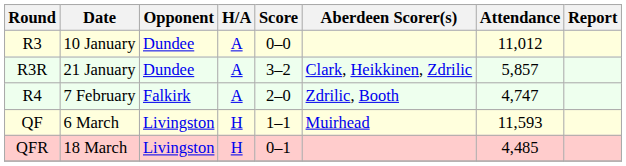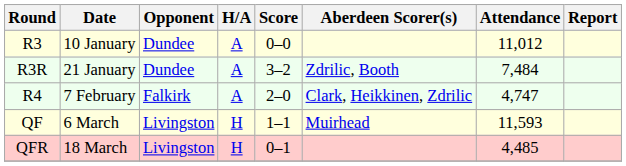(389, 69) Clark, Heikkinen, Zdrilic -> (352, 69) Zdrilic, Booth
(520, 69) 5,857 -> (520, 69) 7,484
(352, 95) Zdrilic, Booth -> (389, 95) Clark, Heikkinen, Zdrilic
